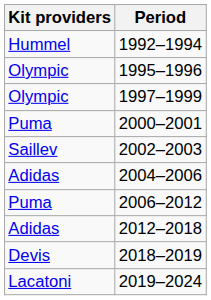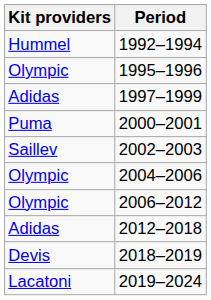(38, 96) Olympic -> (34, 96) Adidas
(34, 176) Adidas -> (38, 176) Olympic
(30, 202) Puma -> (38, 202) Olympic
